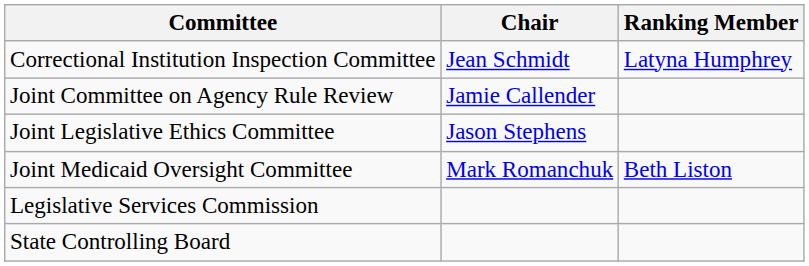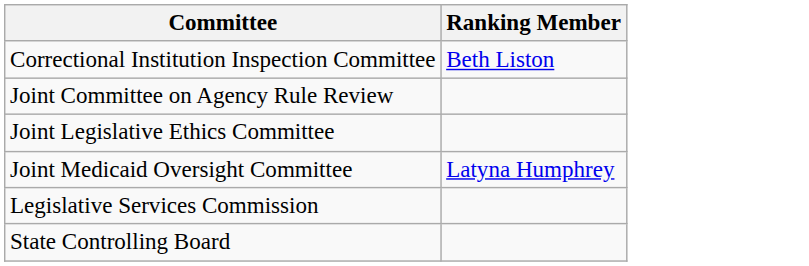- column: (530, 22)
(708, 59) Latyna Humphrey -> (500, 59) Beth Liston
(678, 168) Beth Liston -> (530, 168) Latyna Humphrey
